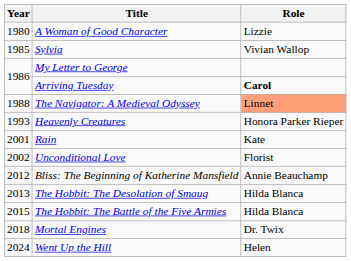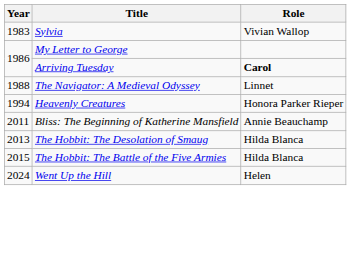- row: (101, 31)
(18, 49) 1985 -> (18, 31) 1983
(259, 103) lightsalmon background -> (259, 85) no background
(18, 121) 1993 -> (18, 103) 1994
- row: (46, 139)
- row: (80, 157)
(18, 175) 2012 -> (18, 121) 2011
- row: (70, 229)
